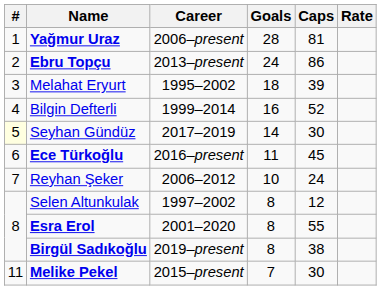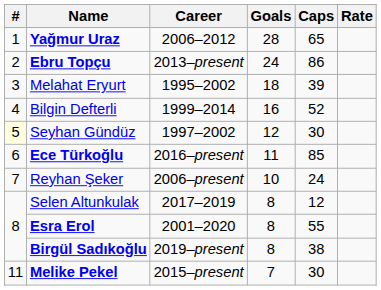(199, 39) 2006–present -> (199, 39) 2006–2012
(316, 39) 81 -> (316, 39) 65
(199, 132) 2017–2019 -> (199, 132) 1997–2002
(271, 132) 14 -> (271, 132) 12
(316, 156) 45 -> (316, 156) 85
(199, 179) 2006–2012 -> (199, 179) 2006–present
(199, 202) 1997–2002 -> (199, 202) 2017–2019
